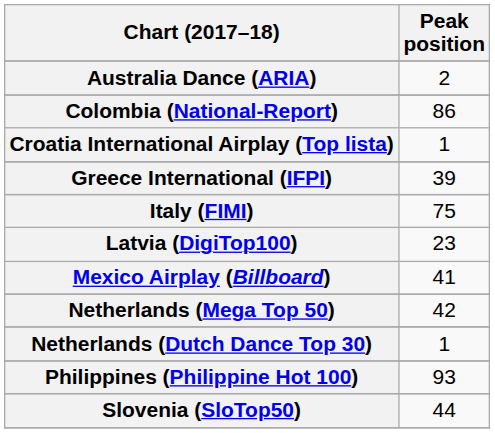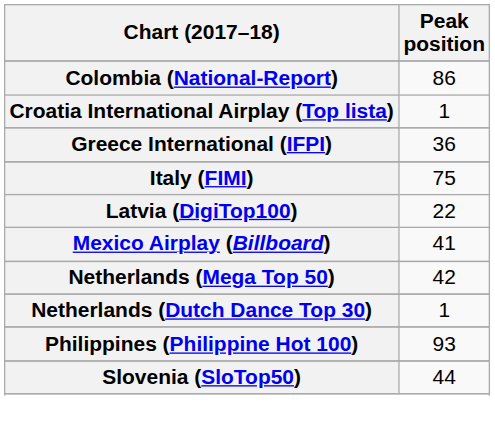- row: (202, 77)
(444, 177) 39 -> (444, 144) 36
(444, 244) 23 -> (444, 210) 22
